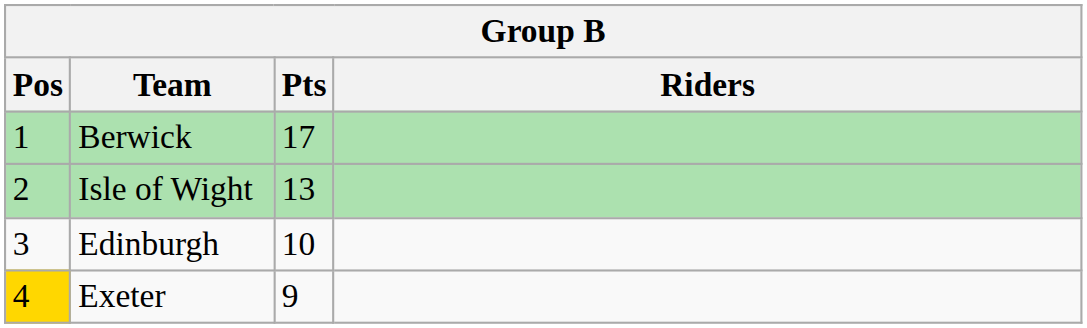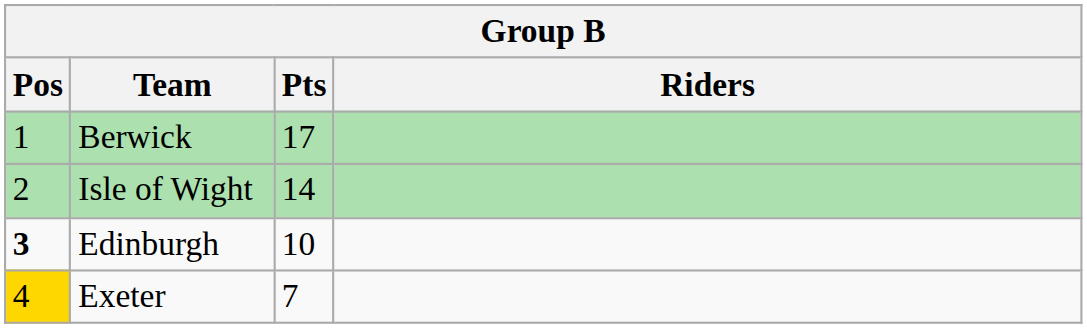(299, 190) 13 -> (299, 190) 14
(21, 243) normal -> (21, 243) bold
(290, 296) 9 -> (290, 296) 7
